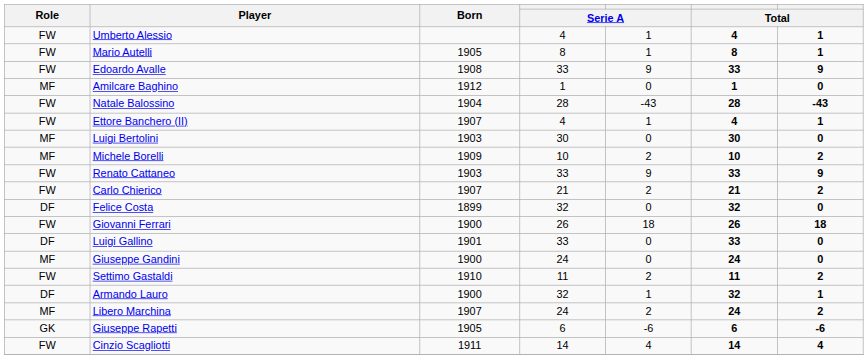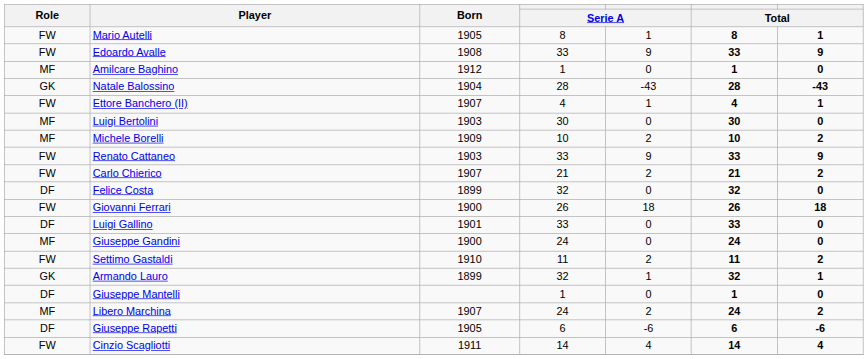- row: (132, 35)
(47, 104) FW -> (47, 87) GK
(47, 294) DF -> (47, 276) GK
(470, 294) 1900 -> (470, 276) 1899
+ row: (136, 294)
(47, 328) GK -> (47, 328) DF
